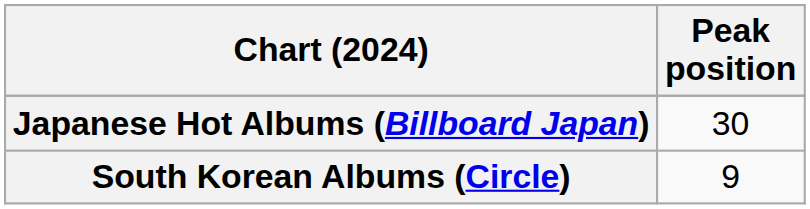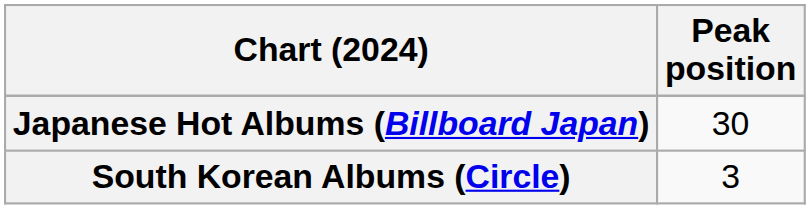(731, 176) 9 -> (731, 176) 3
